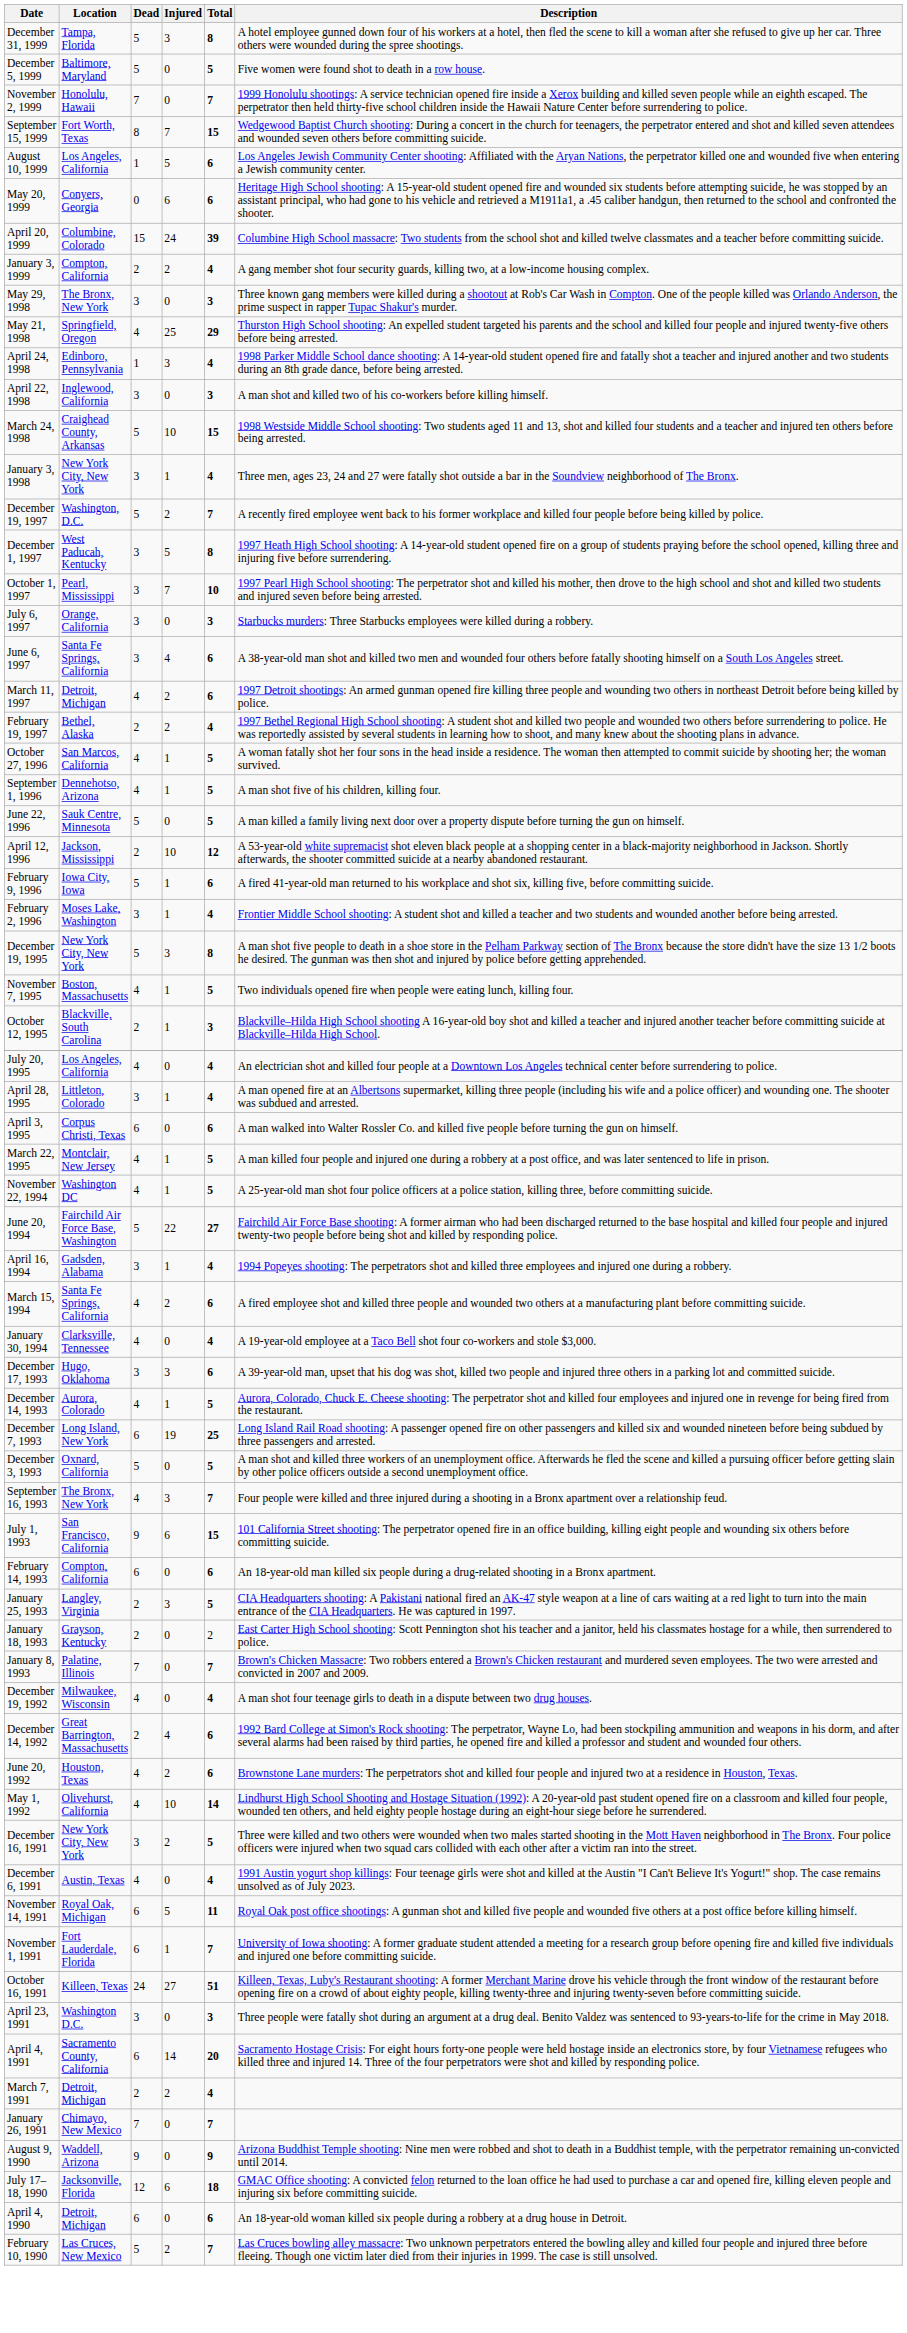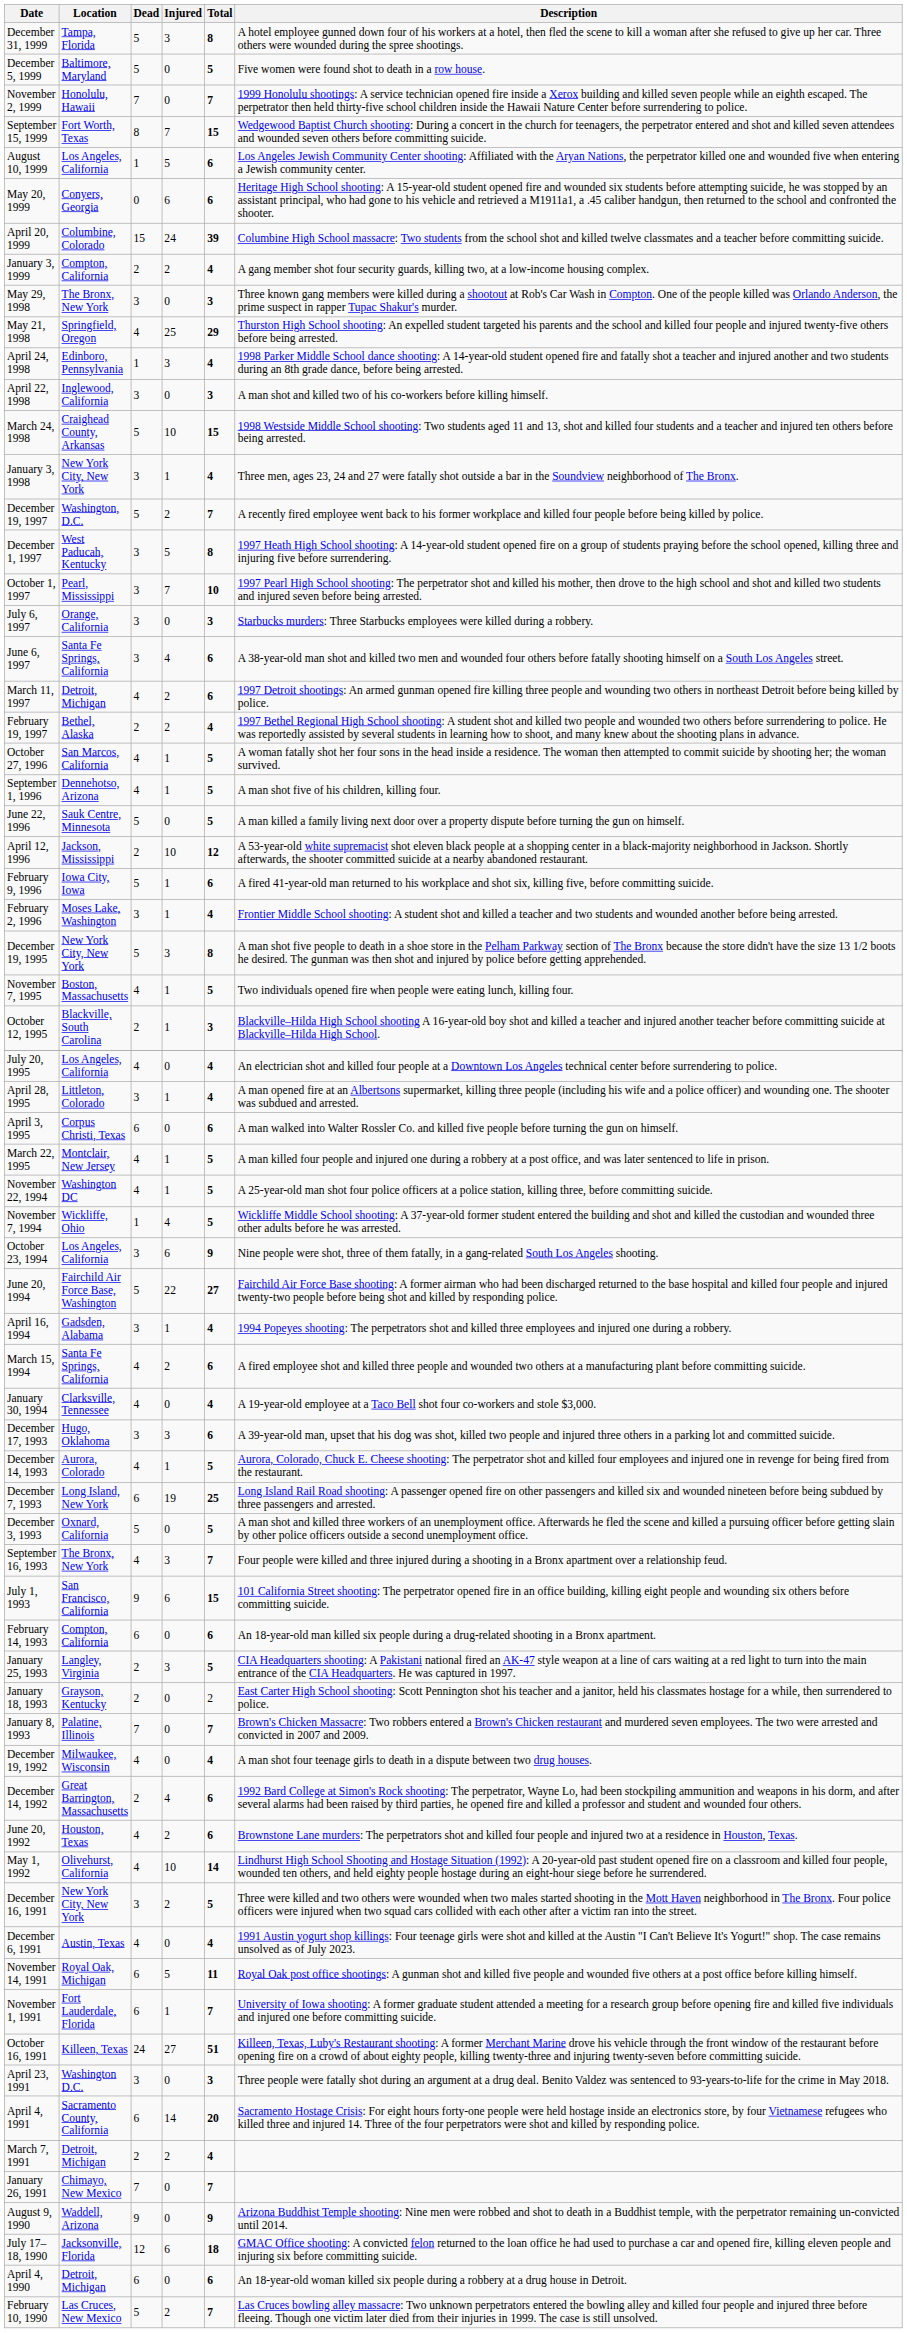+ row: (31, 1222)
+ row: (27, 1253)
